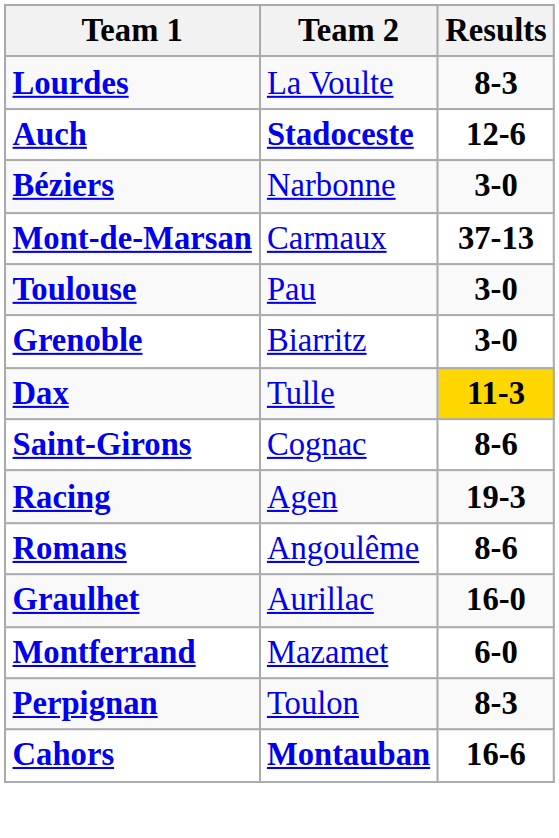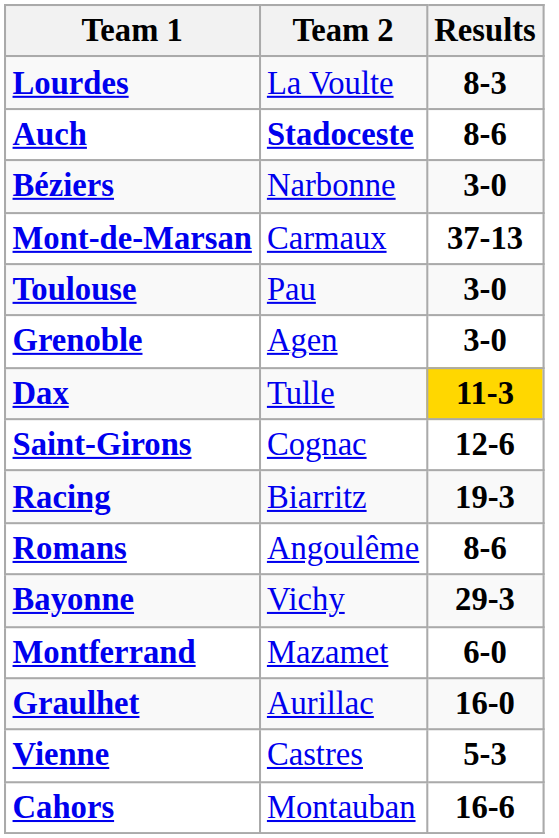(496, 133) 12-6 -> (485, 133) 8-6
(317, 340) Biarritz -> (302, 340) Agen
(496, 444) 8-6 -> (485, 444) 12-6
(302, 496) Agen -> (317, 496) Biarritz
+ row: (73, 599)
rows swapped: (104, 651) <-> (76, 599)
+ row: (61, 755)
- row: (85, 703)
(349, 755) bold -> (341, 806) normal
